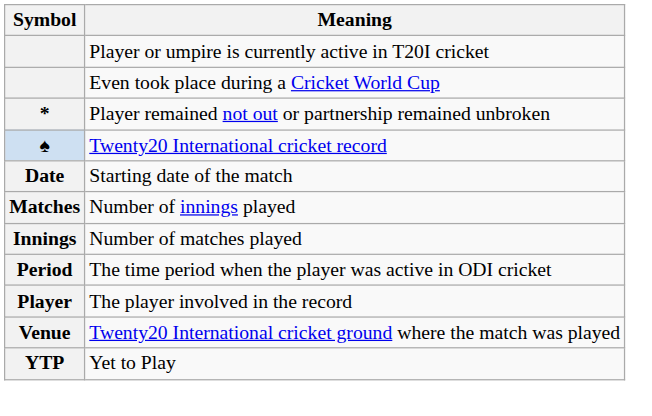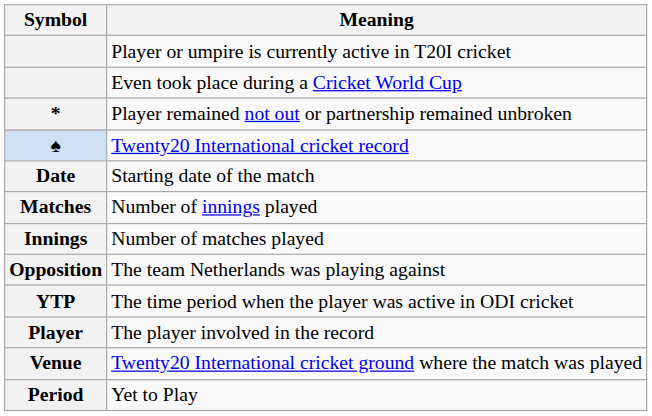+ row: (278, 269)
(45, 269) Period -> (56, 301) YTP
(45, 363) YTP -> (56, 394) Period
